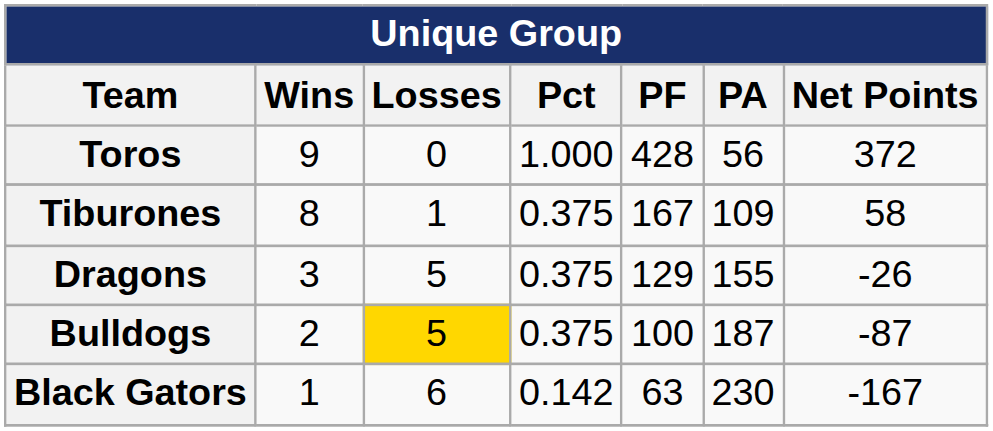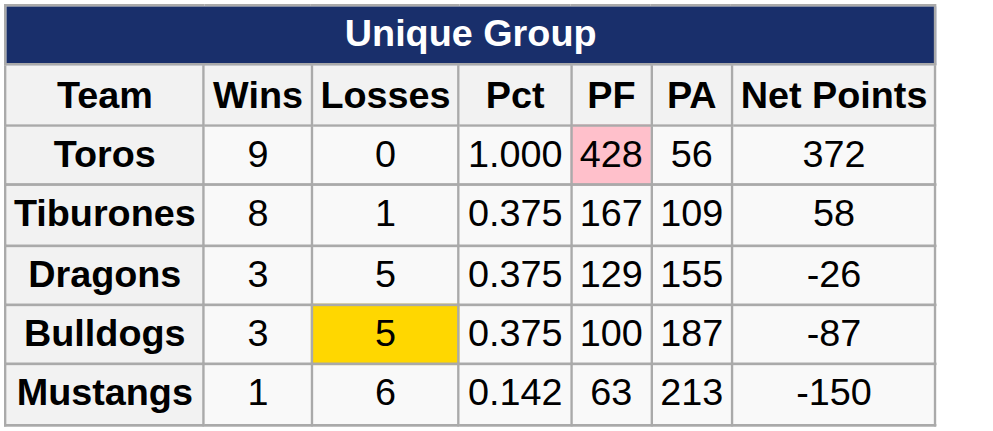(662, 154) no background -> (611, 154) pink background
(309, 333) 2 -> (258, 333) 3
- row: (130, 393)
+ row: (105, 393)
